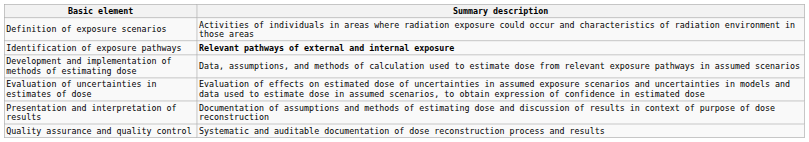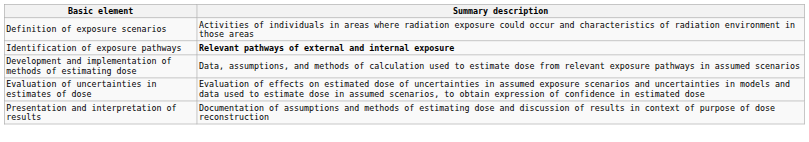- row: (99, 131)
